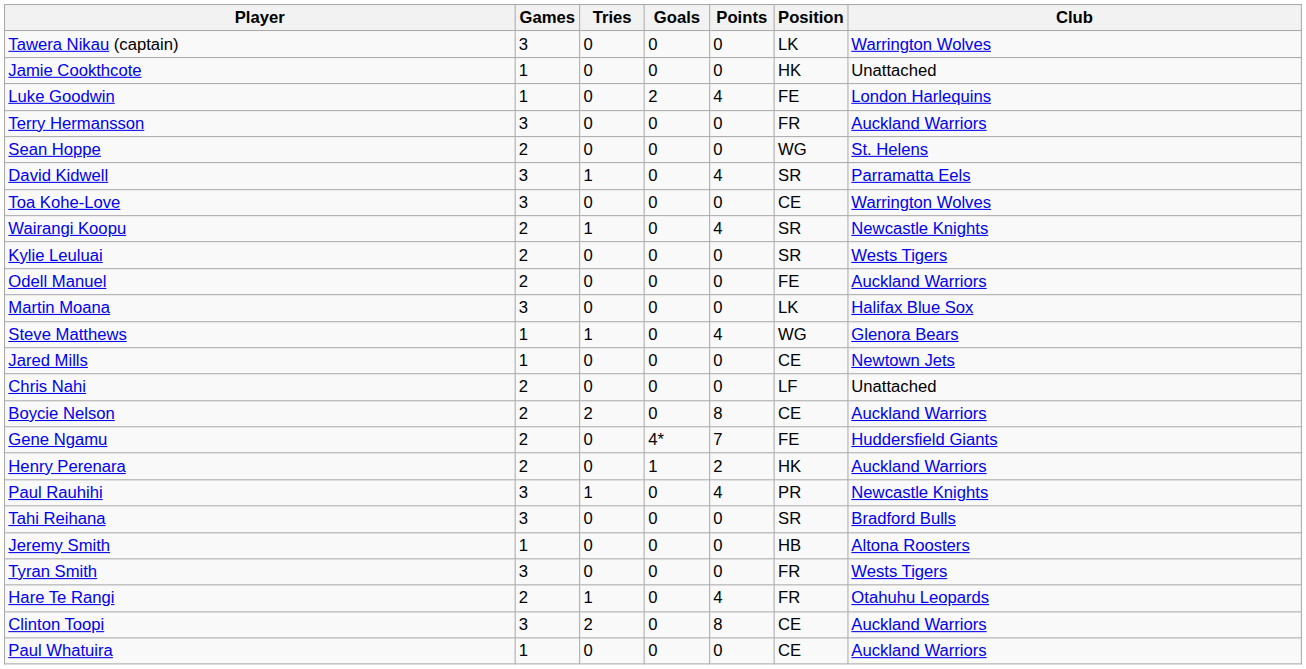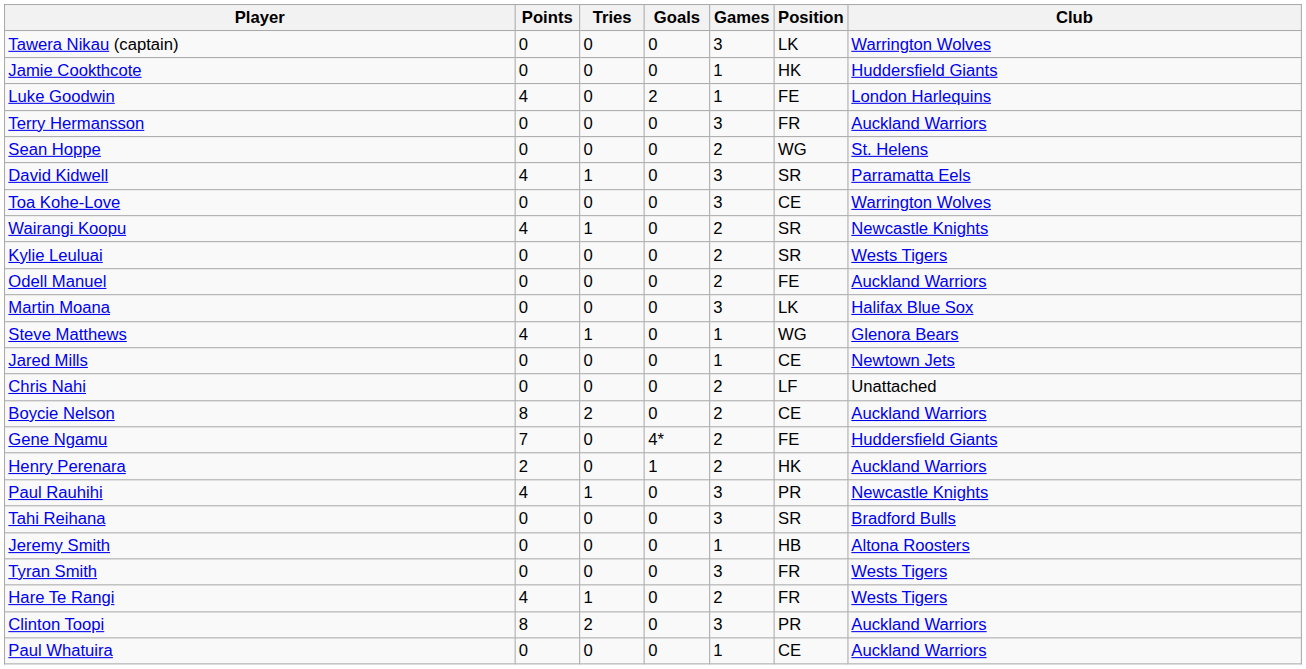columns swapped: (547, 17) <-> (742, 17)
(894, 70) Unattached -> (924, 70) Huddersfield Giants
(920, 598) Otahuhu Leopards -> (899, 598) Wests Tigers
(790, 624) CE -> (790, 624) PR
